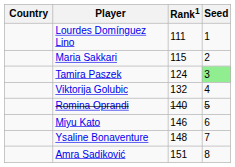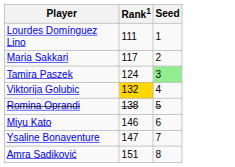- column: (29, 13)
(178, 58) 115 -> (130, 58) 117
(179, 90) no background -> (130, 90) gold background
(179, 106) 140 -> (130, 106) 138
(179, 138) 148 -> (130, 138) 147
